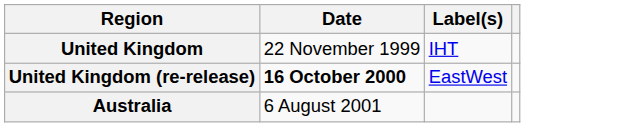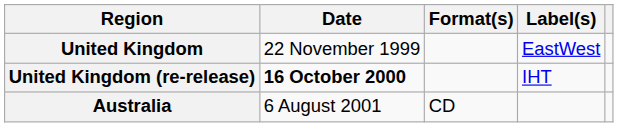+ column: (471, 19)
(444, 48) IHT -> (561, 48) EastWest
(468, 77) EastWest -> (537, 77) IHT
